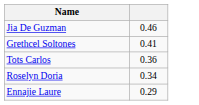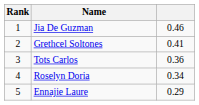+ column: (18, 12)
